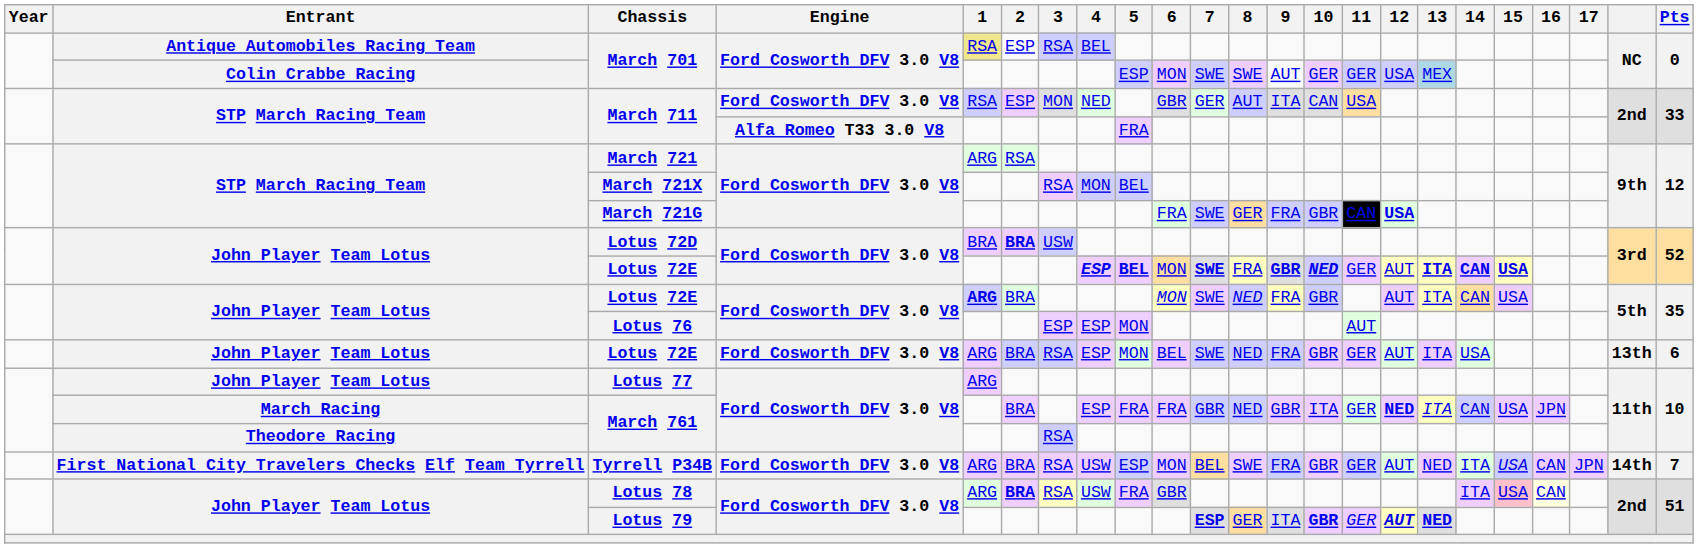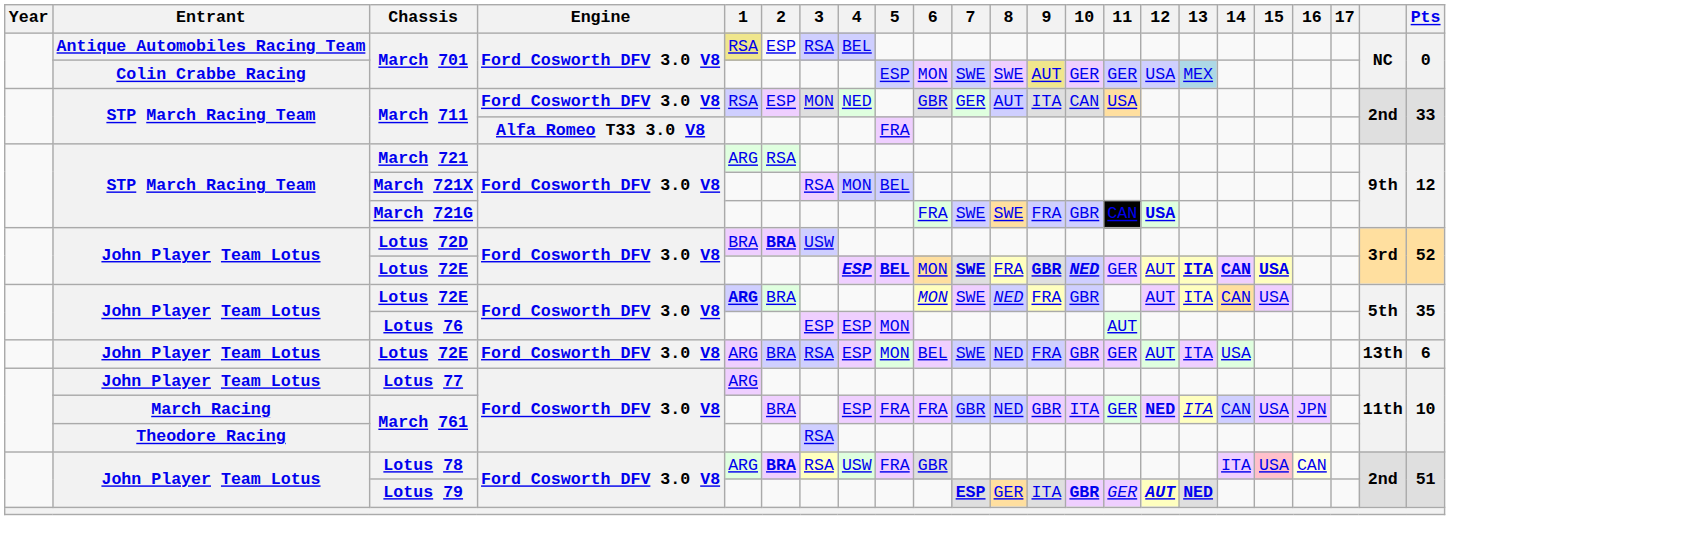(1285, 74) no background -> (1046, 74) khaki background
(1248, 214) GER -> (1009, 214) SWE
- row: (321, 465)
